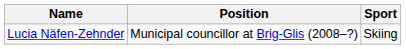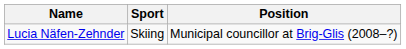columns swapped: (381, 14) <-> (244, 14)
